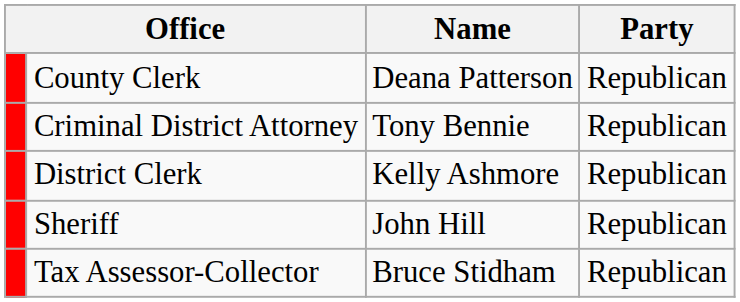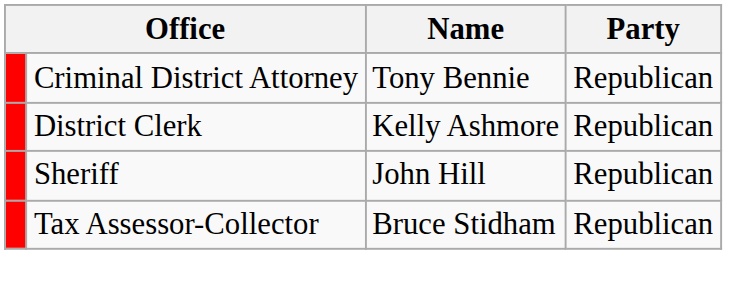- row: (117, 77)
